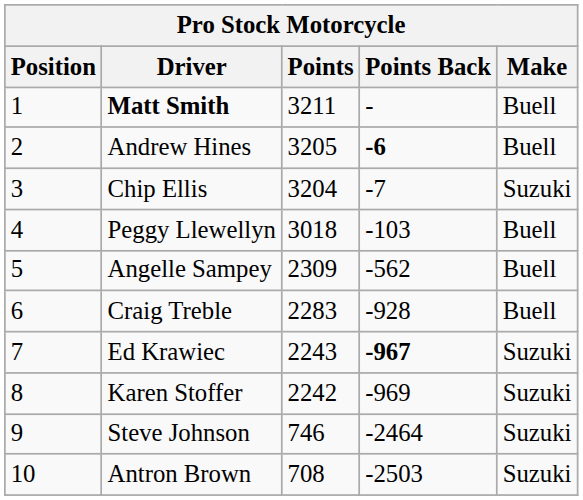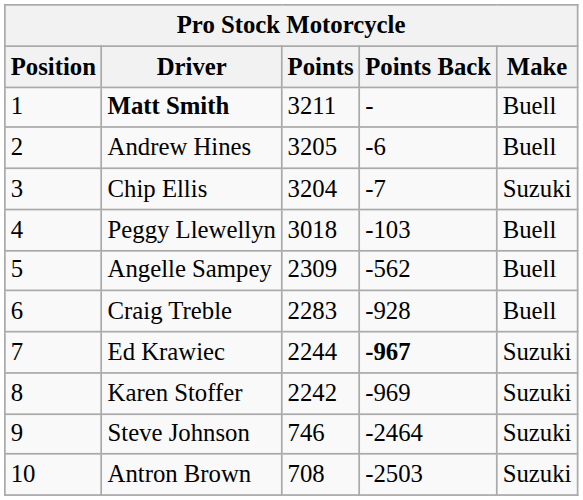(376, 147) bold -> (376, 147) normal
(312, 352) 2243 -> (312, 352) 2244
